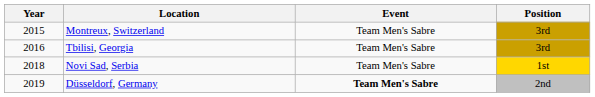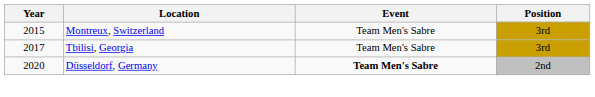(34, 48) 2016 -> (34, 48) 2017
- row: (102, 66)
(34, 83) 2019 -> (34, 66) 2020
